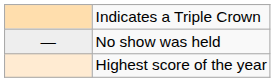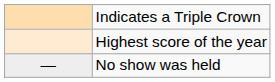rows swapped: (181, 66) <-> (158, 41)
